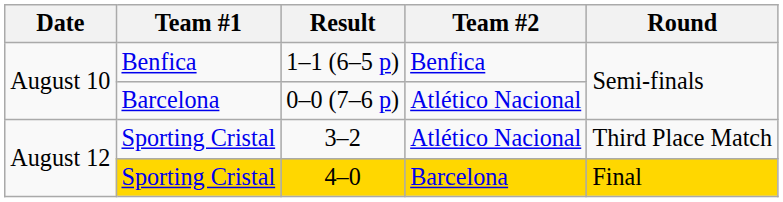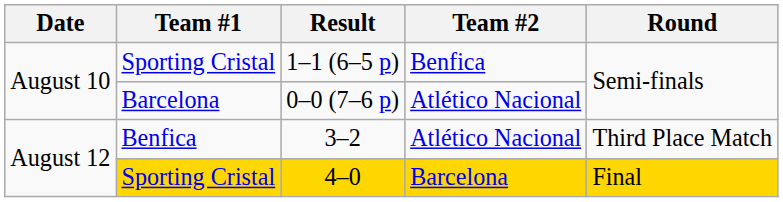(159, 61) Benfica -> (198, 61) Sporting Cristal
(198, 138) Sporting Cristal -> (159, 138) Benfica
